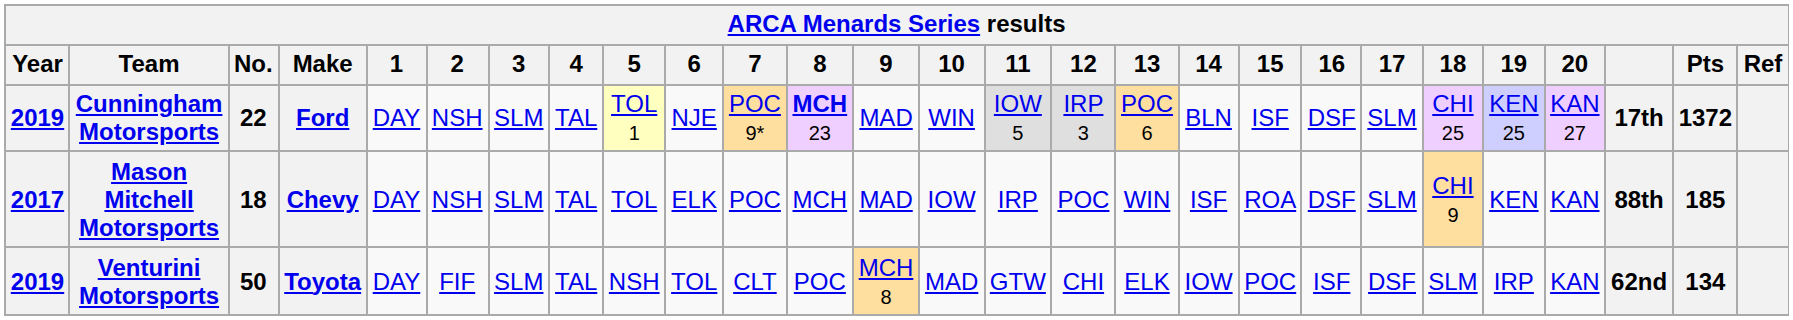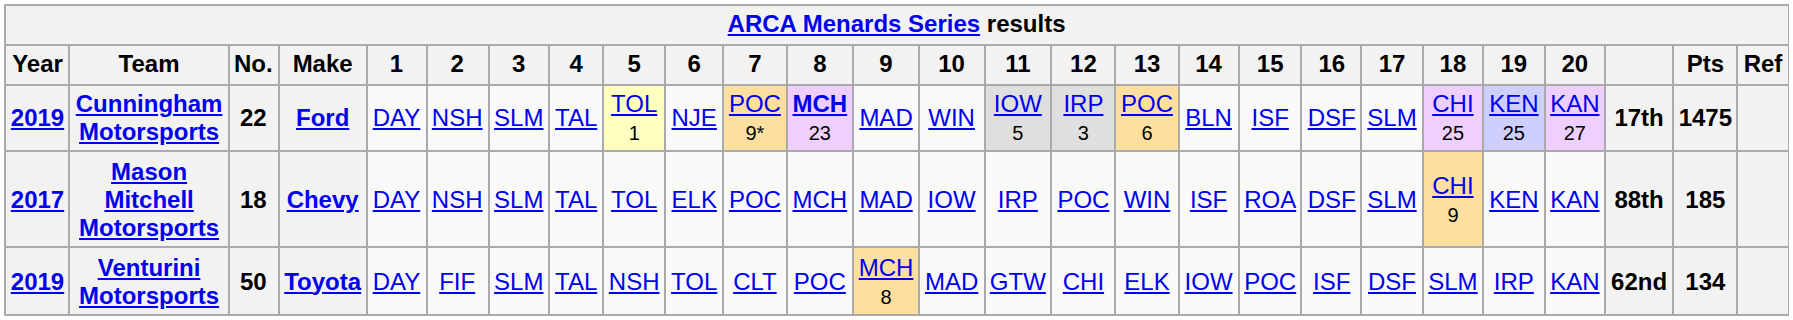(1705, 118) 1372 -> (1705, 118) 1475
